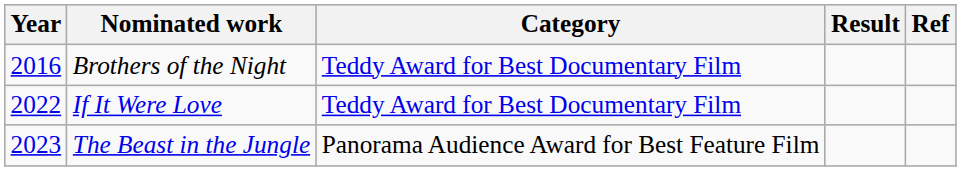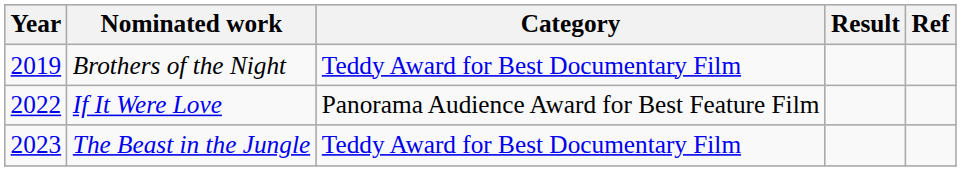(36, 64) 2016 -> (36, 64) 2019
(531, 104) Teddy Award for Best Documentary Film -> (571, 104) Panorama Audience Award for Best Feature Film
(571, 144) Panorama Audience Award for Best Feature Film -> (531, 144) Teddy Award for Best Documentary Film
